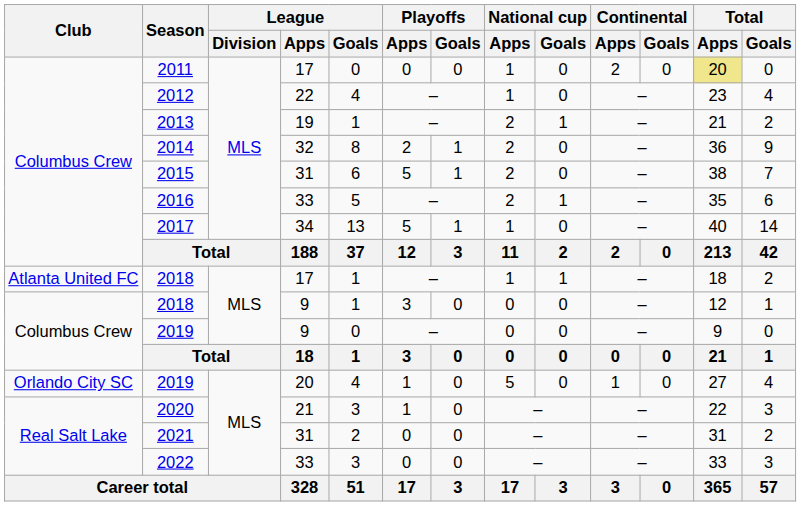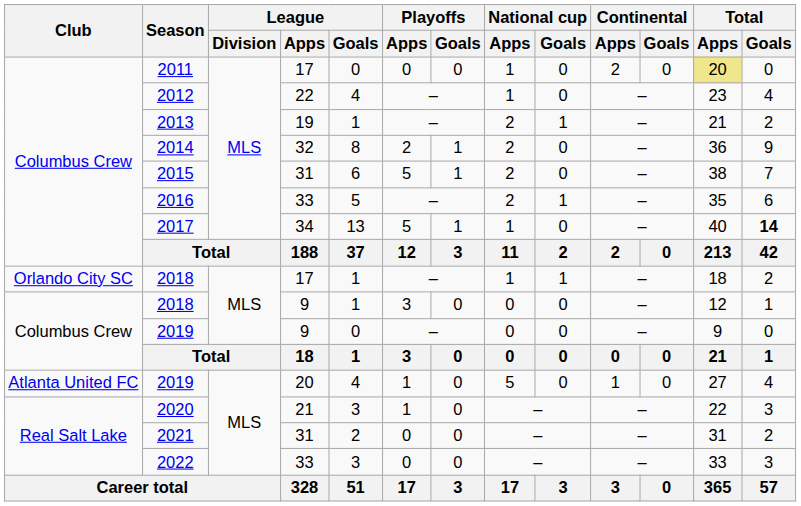(769, 226) normal -> (769, 226) bold
(73, 278) Atlanta United FC -> (73, 278) Orlando City SC
(73, 383) Orlando City SC -> (73, 383) Atlanta United FC
